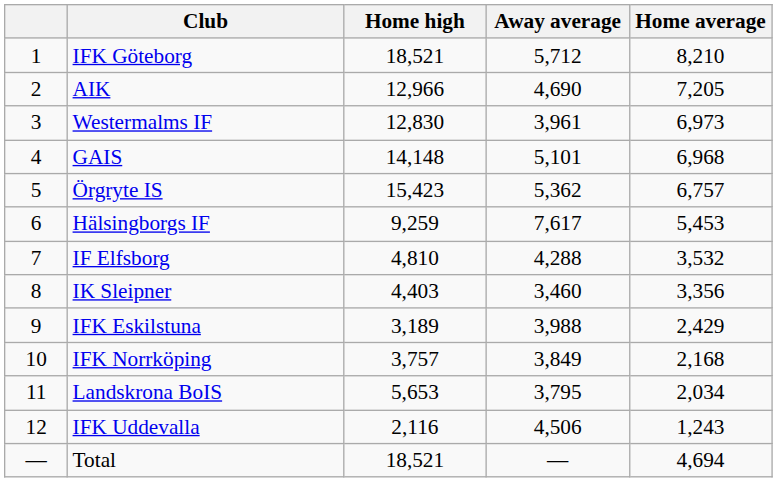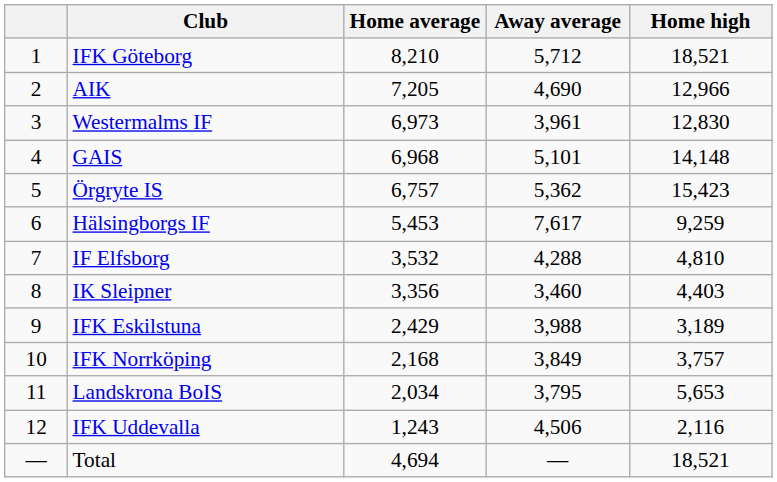columns swapped: (701, 21) <-> (415, 21)
